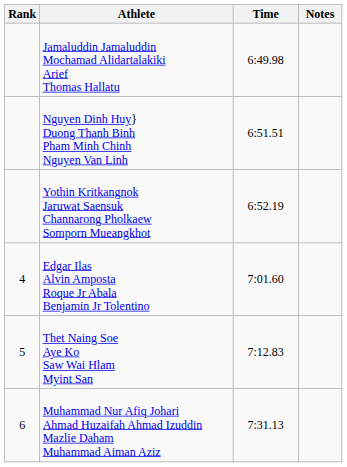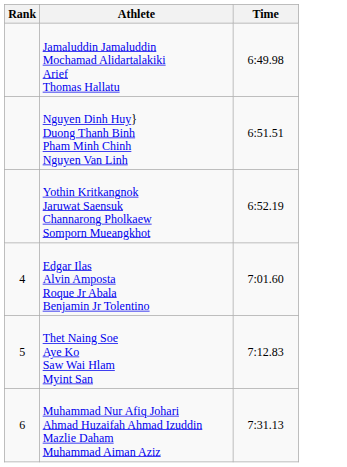- column: (320, 14)
